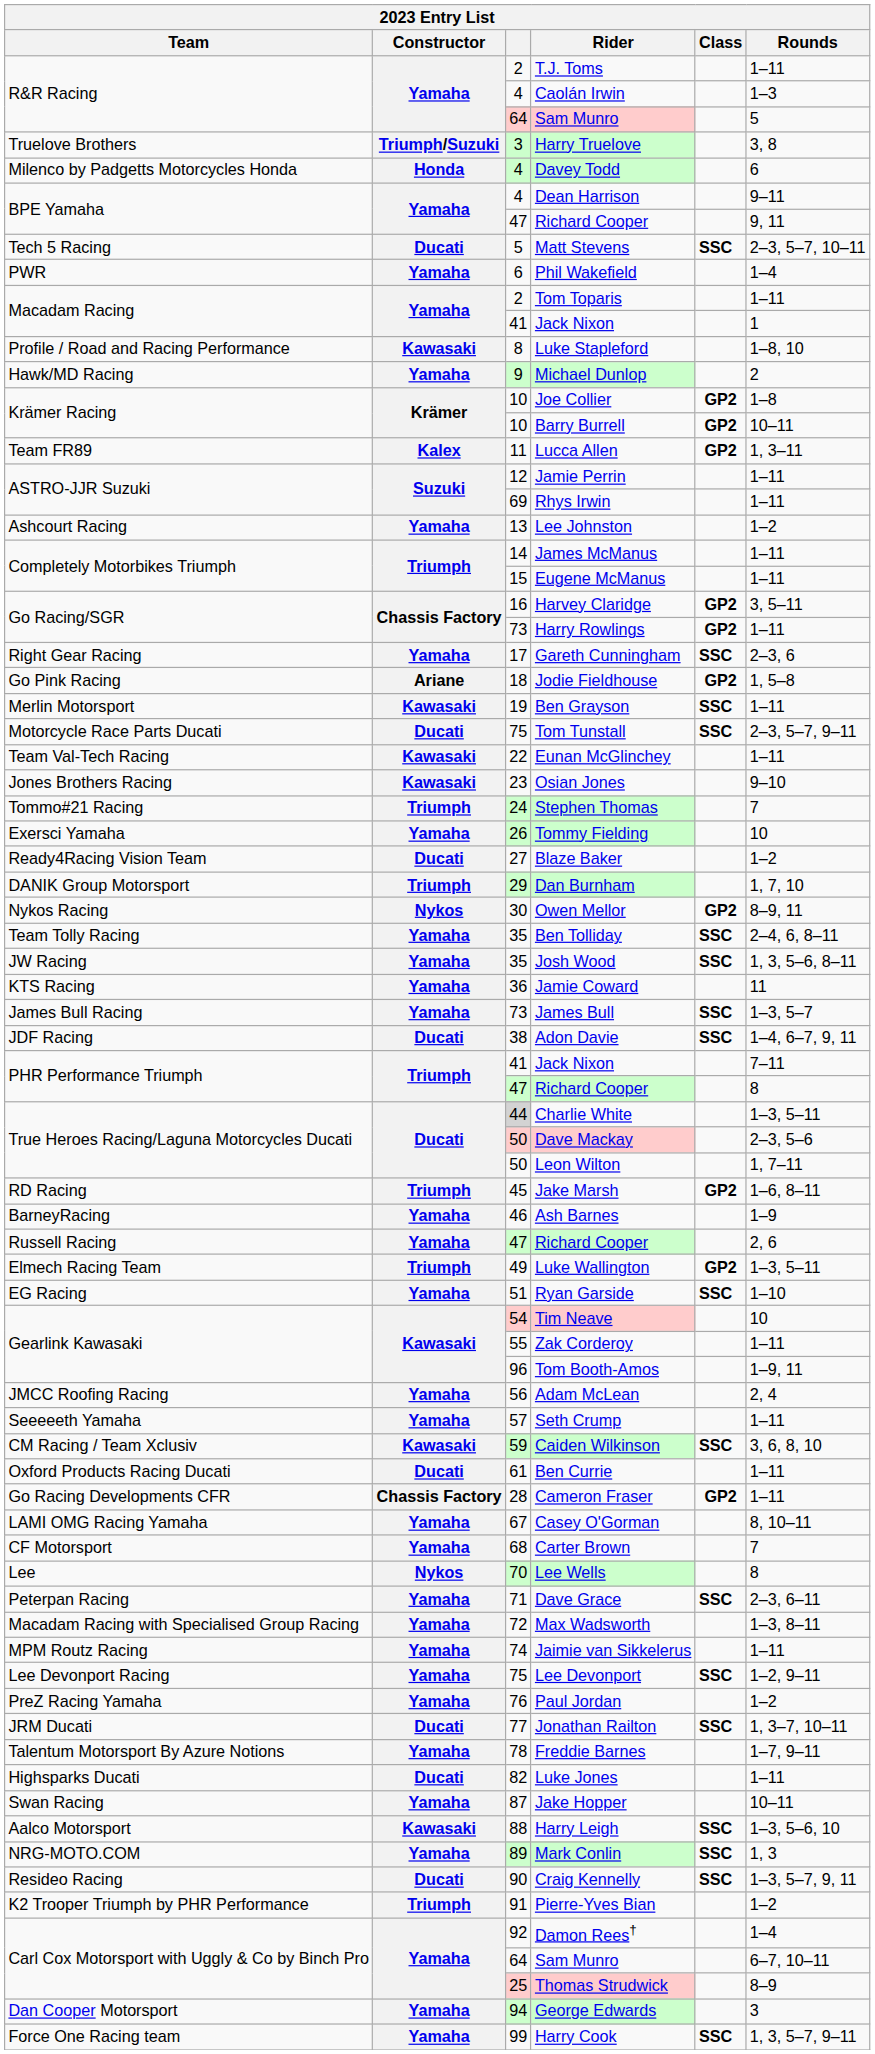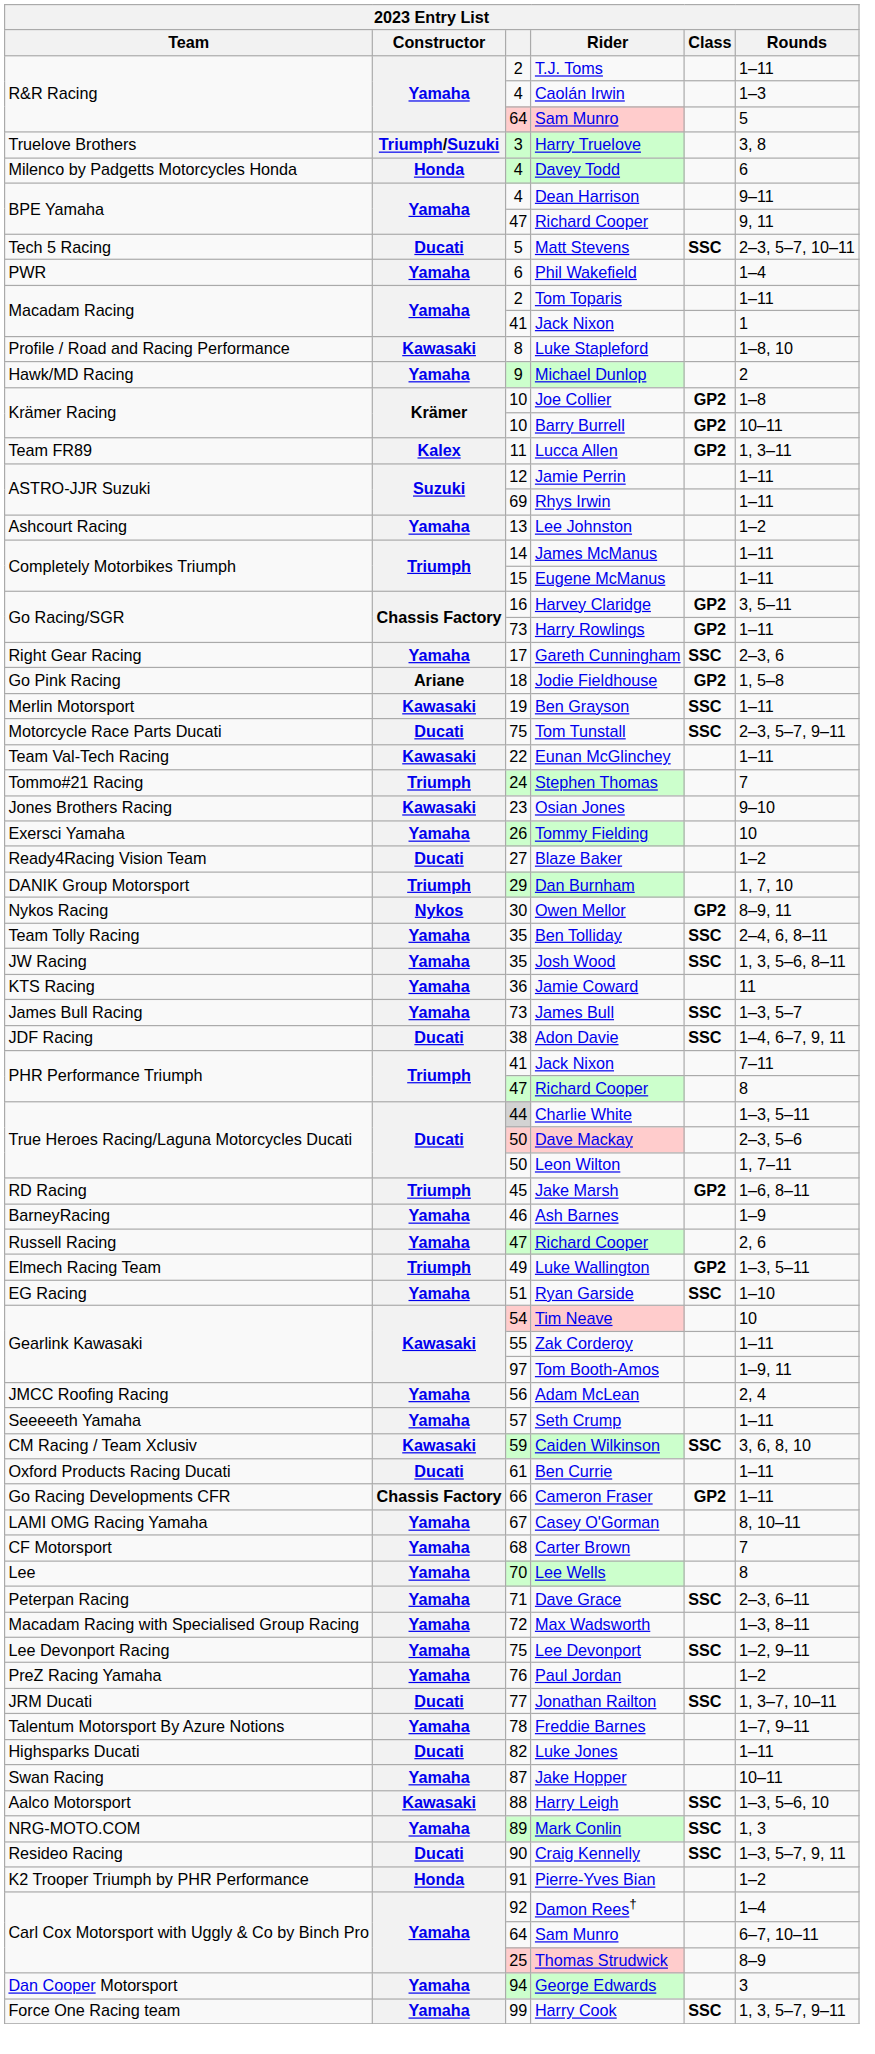rows swapped: (90, 782) <-> (76, 808)
(518, 1369) 96 -> (518, 1369) 97
(518, 1497) 28 -> (518, 1497) 66
(439, 1573) Nykos -> (439, 1573) Yamaha
- row: (78, 1650)
(439, 1905) Triumph -> (439, 1879) Honda
